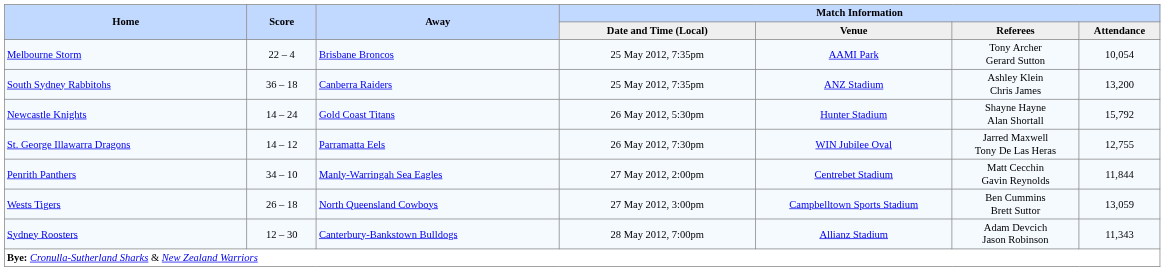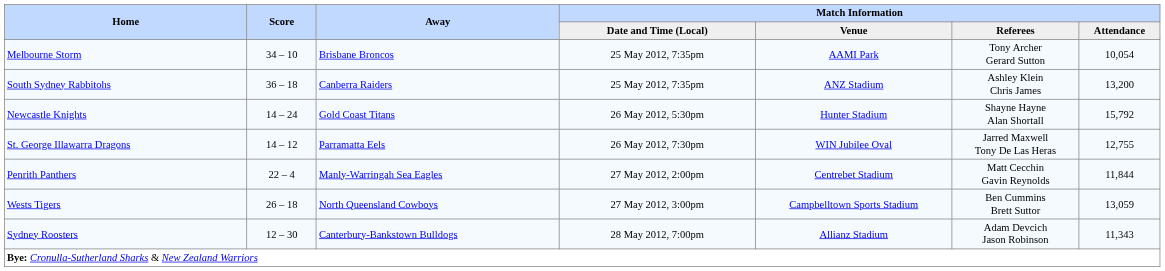(282, 54) 22 – 4 -> (282, 54) 34 – 10
(282, 174) 34 – 10 -> (282, 174) 22 – 4
